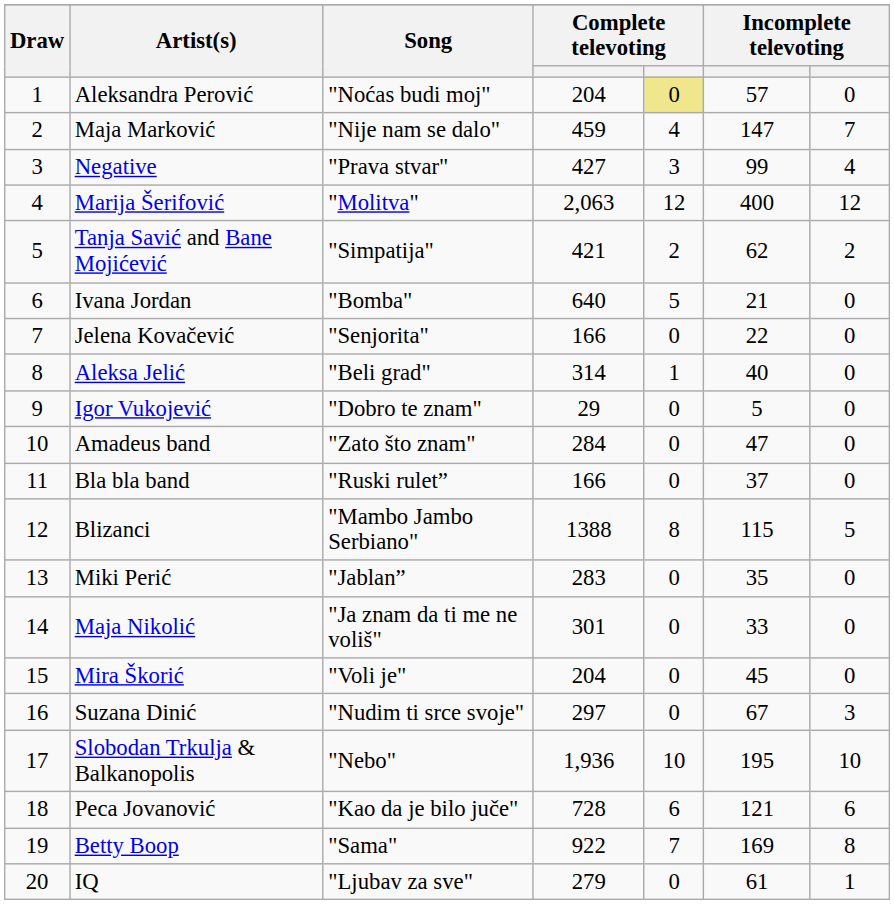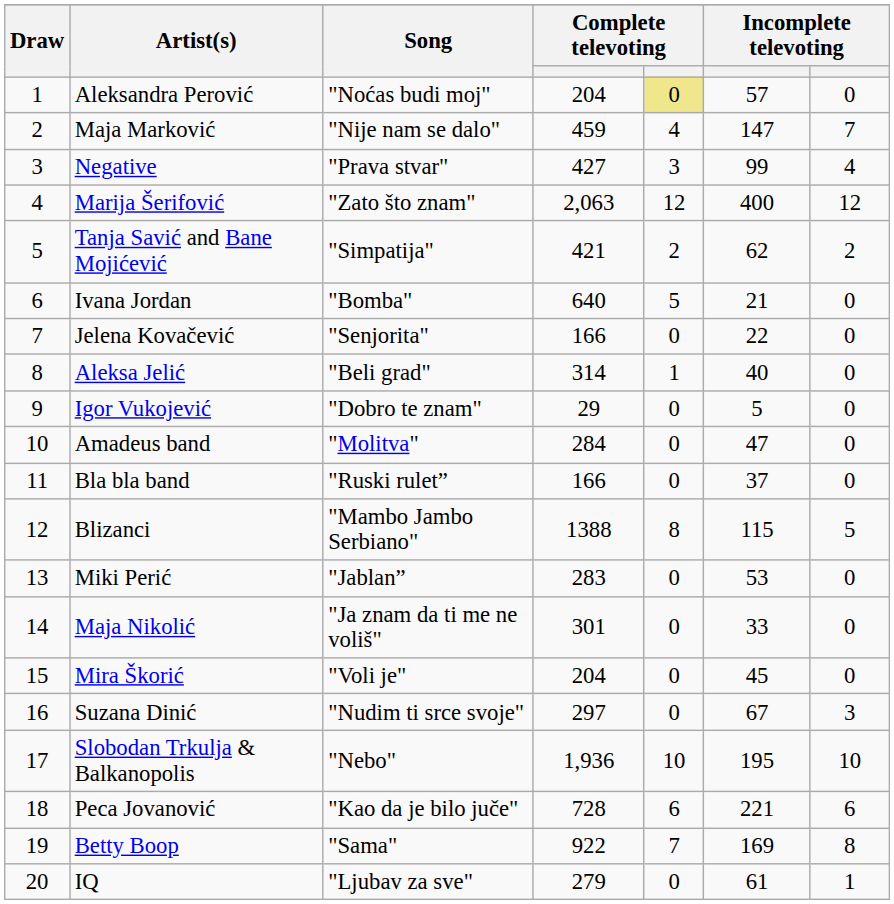(373, 202) "Molitva" -> (402, 202) "Zato što znam"
(402, 444) "Zato što znam" -> (373, 444) "Molitva"
(757, 578) 35 -> (757, 578) 53
(757, 809) 121 -> (757, 809) 221
